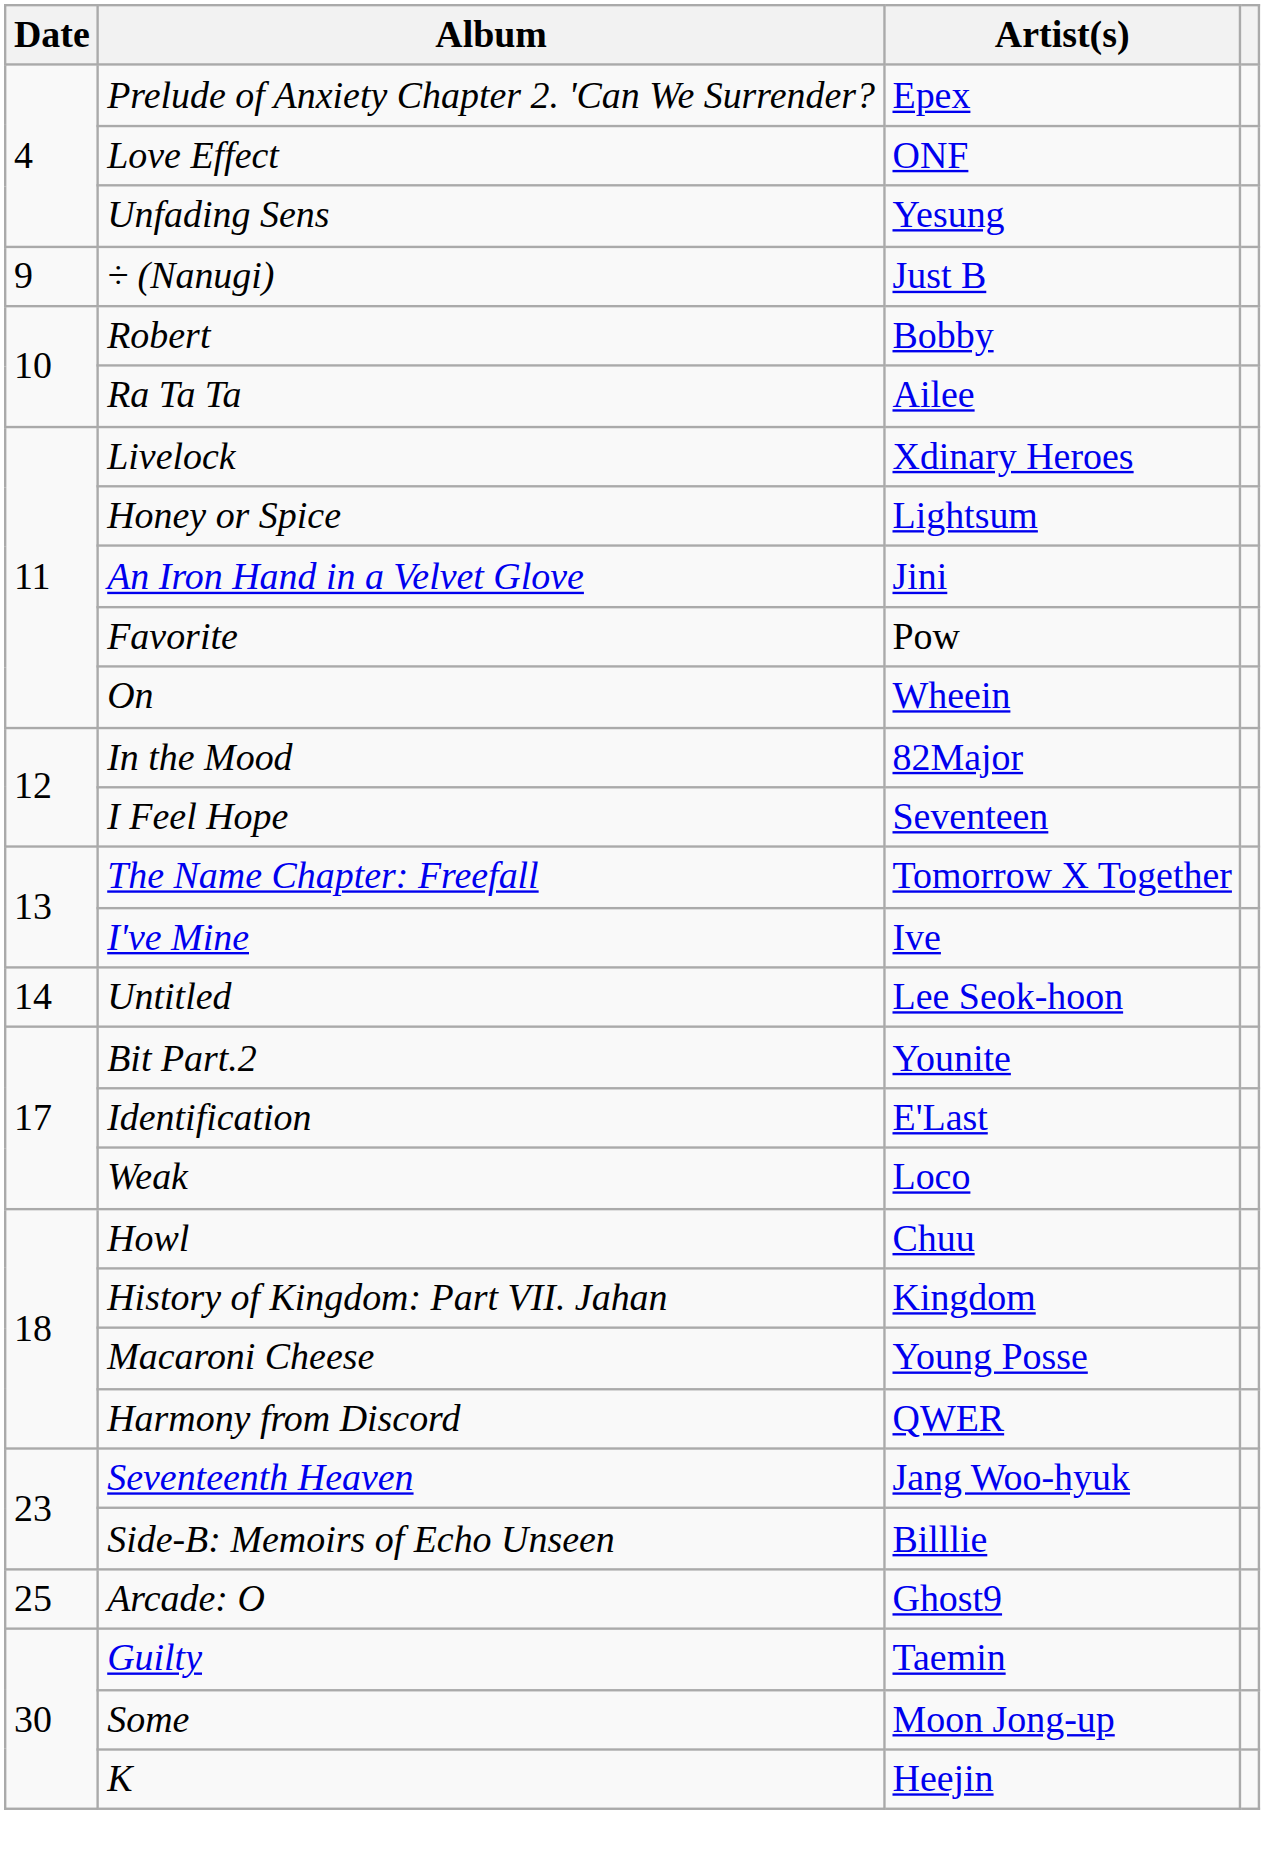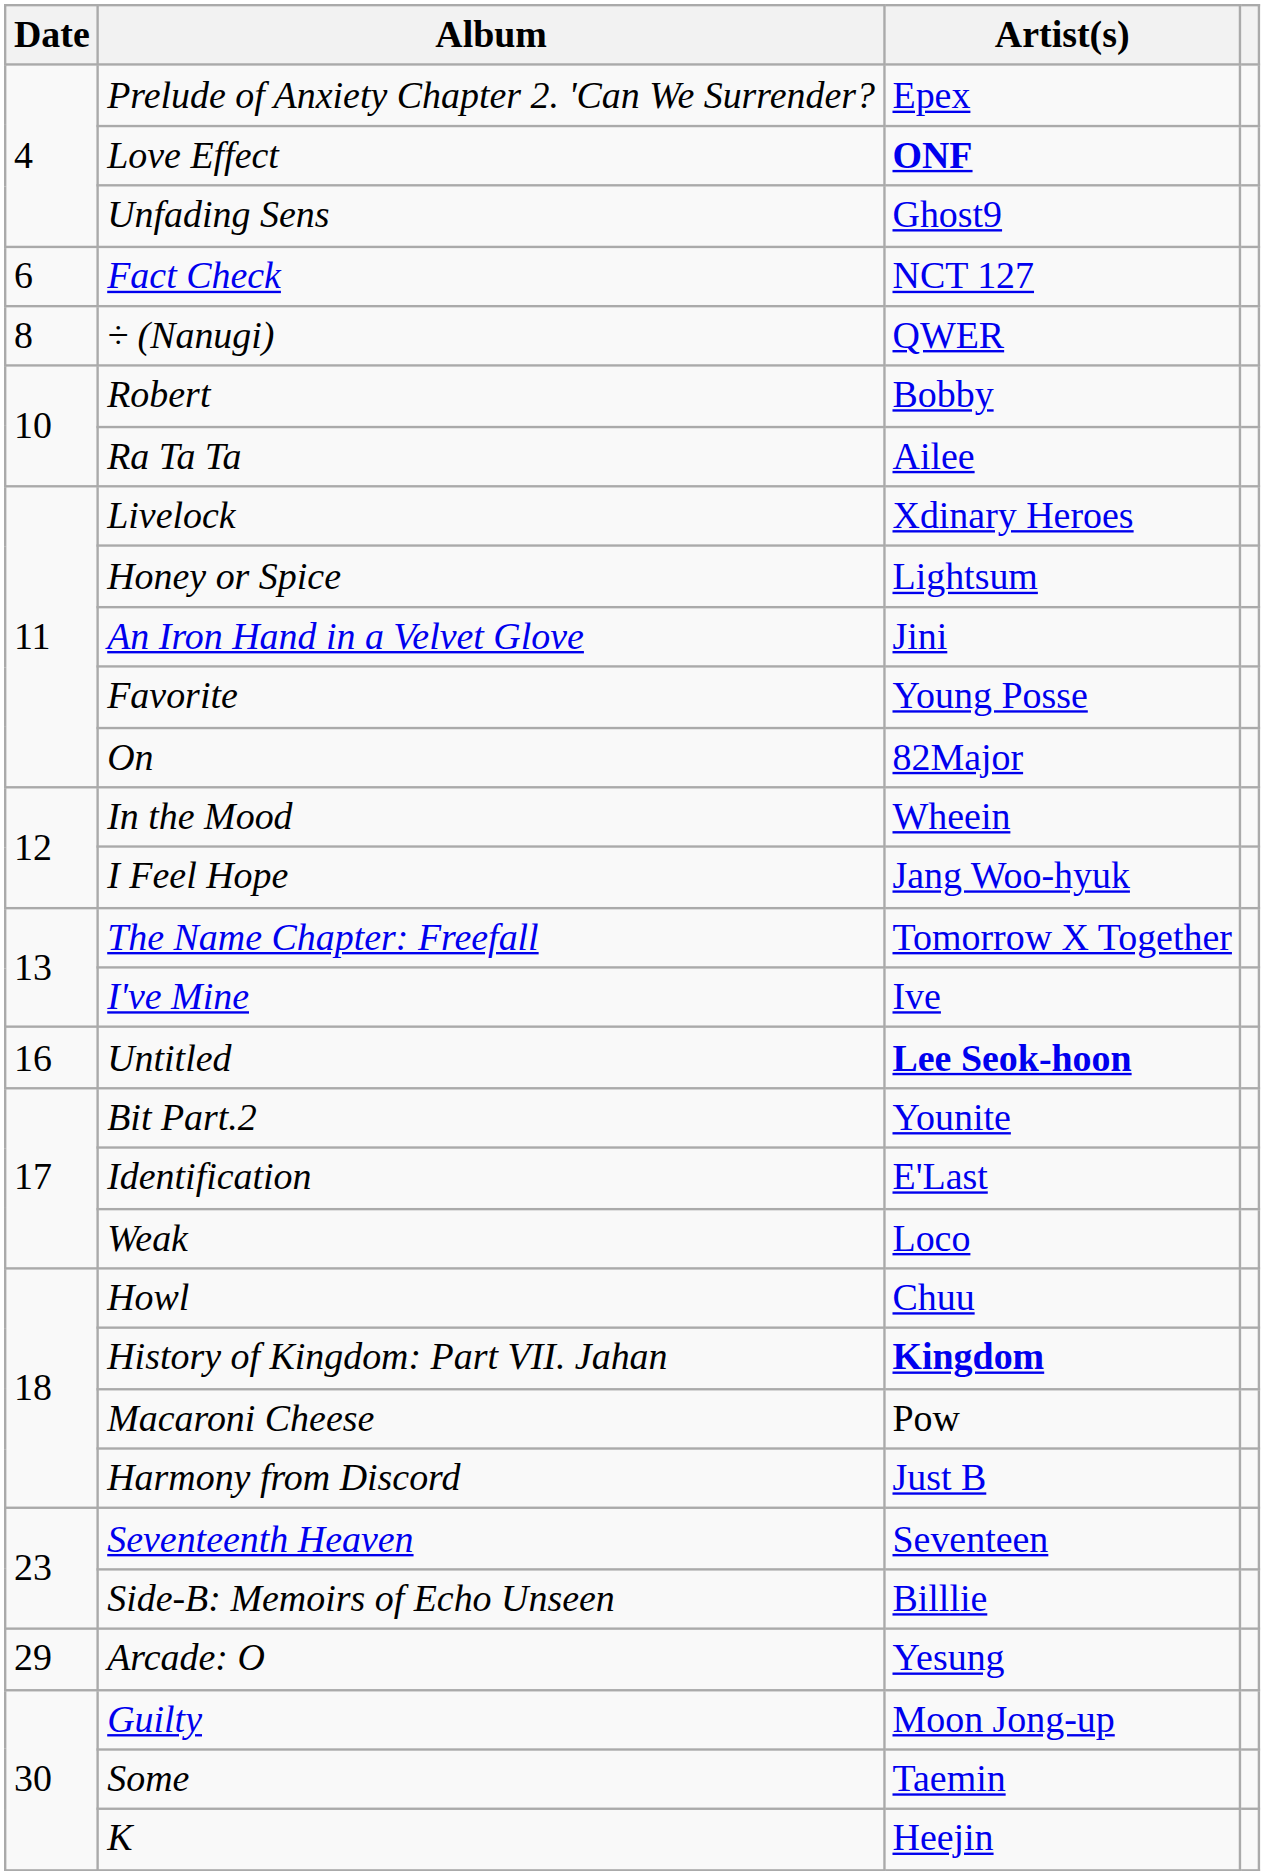(930, 154) normal -> (933, 154) bold
(949, 214) Yesung -> (947, 214) Ghost9
+ row: (194, 275)
(23, 275) 9 -> (23, 335) 8
(939, 275) Just B -> (948, 335) QWER
(926, 635) Pow -> (990, 696) Young Posse
(951, 696) Wheein -> (958, 756) 82Major
(958, 756) 82Major -> (951, 816) Wheein
(970, 816) Seventeen -> (1011, 876) Jang Woo-hyuk
(33, 996) 14 -> (33, 1056) 16
(1008, 996) normal -> (1012, 1056) bold
(964, 1297) normal -> (968, 1357) bold
(990, 1357) Young Posse -> (926, 1417) Pow
(948, 1417) QWER -> (939, 1477) Just B
(1011, 1477) Jang Woo-hyuk -> (970, 1538) Seventeen
(33, 1598) 25 -> (33, 1658) 29
(947, 1598) Ghost9 -> (949, 1658) Yesung
(949, 1658) Taemin -> (1004, 1718) Moon Jong-up
(1004, 1718) Moon Jong-up -> (949, 1778) Taemin
